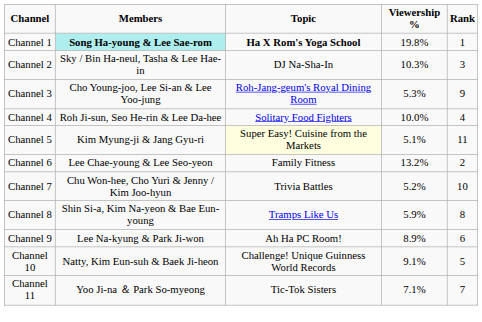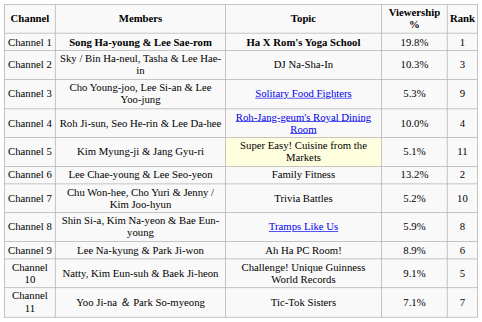(141, 42) paleturquoise background -> (141, 42) no background
(303, 94) Roh-Jang-geum's Royal Dining Room -> (303, 94) Solitary Food Fighters
(303, 117) Solitary Food Fighters -> (303, 123) Roh-Jang-geum's Royal Dining Room
